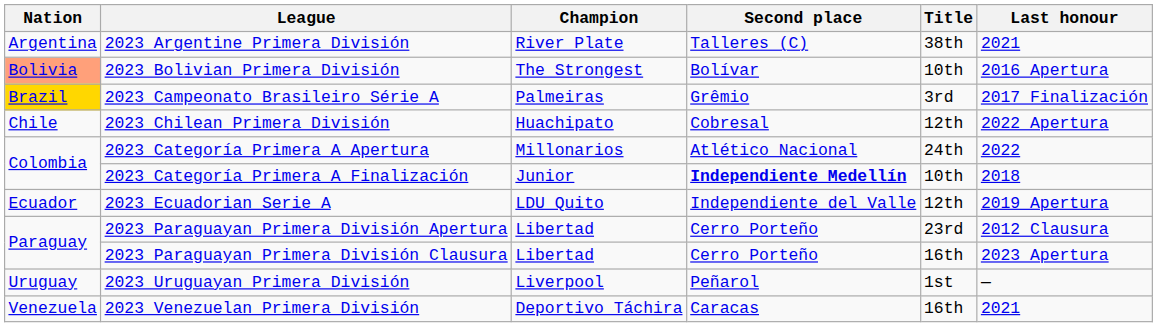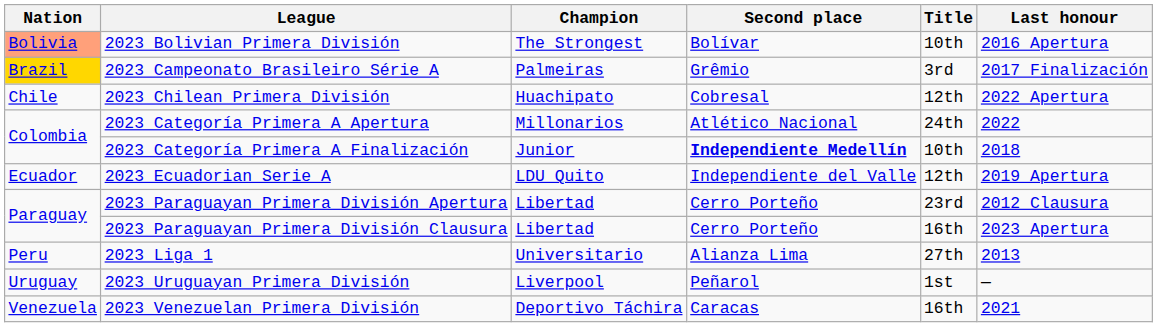- row: (257, 44)
+ row: (159, 256)
